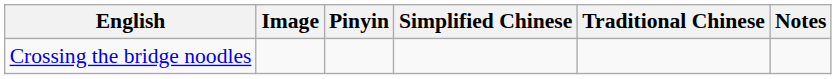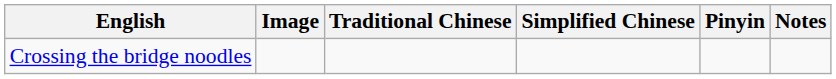columns swapped: (674, 21) <-> (359, 21)
